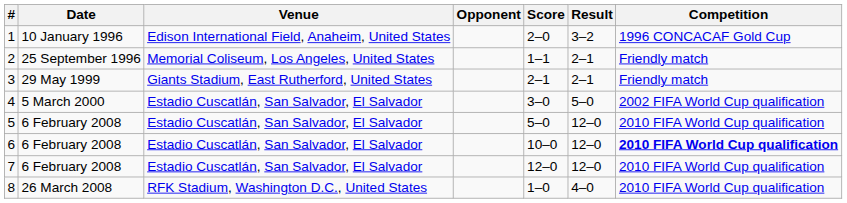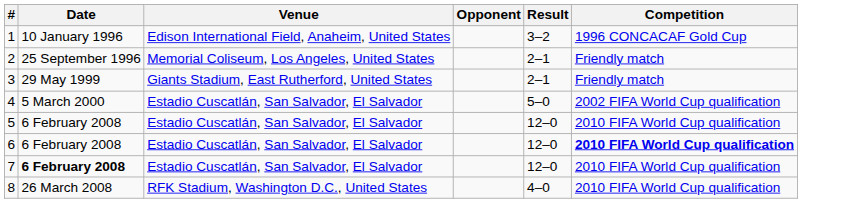- column: (546, 15)
(71, 166) normal -> (73, 166) bold
